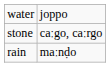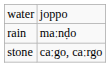rows swapped: (17, 52) <-> (20, 33)
